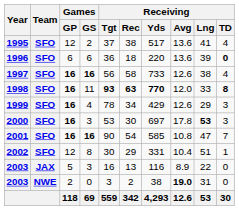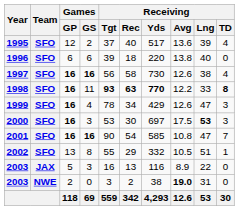(131, 43) 38 -> (131, 43) 40
(205, 43) 41 -> (205, 43) 39
(109, 58) 36 -> (109, 58) 39
(183, 58) 13.6 -> (183, 58) 13.8
(205, 58) 39 -> (205, 58) 40
(225, 58) bold -> (225, 58) normal
(156, 74) 733 -> (156, 74) 730
(183, 89) 12.0 -> (183, 89) 12.2
(205, 105) 29 -> (205, 105) 47
(183, 120) 17.8 -> (183, 120) 17.5
(70, 151) 12 -> (70, 151) 13
(109, 151) 30 -> (109, 151) 55
(156, 151) 331 -> (156, 151) 332
(183, 151) 10.4 -> (183, 151) 10.5
